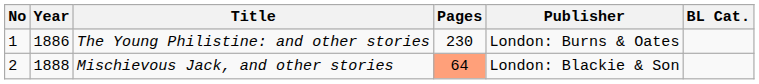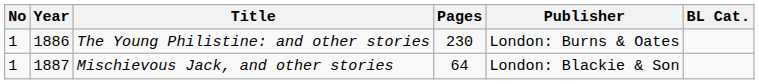(13, 66) 2 -> (13, 66) 1
(52, 66) 1888 -> (52, 66) 1887
(460, 66) lightsalmon background -> (460, 66) no background
